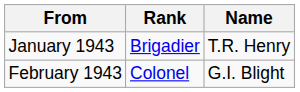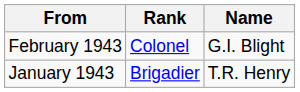rows swapped: (61, 45) <-> (65, 73)
